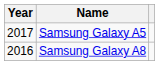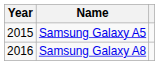(20, 32) 2017 -> (20, 32) 2015
